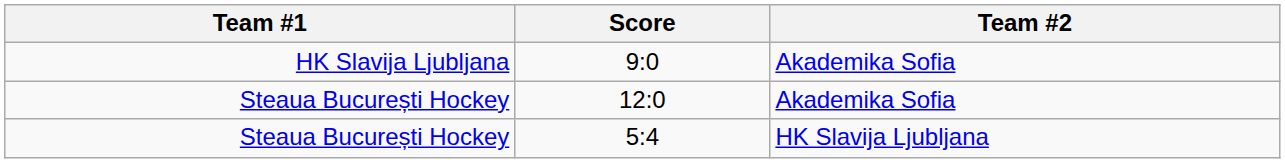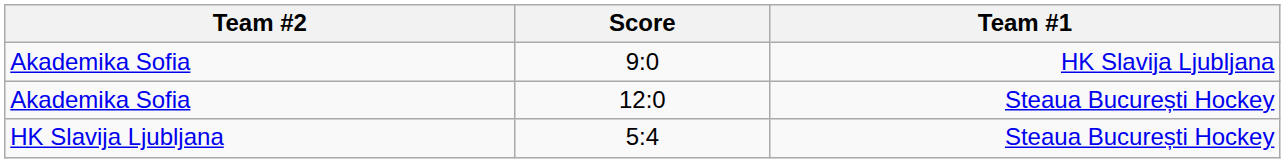columns swapped: (260, 23) <-> (1025, 23)
